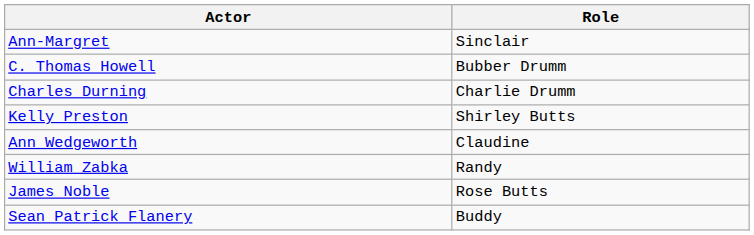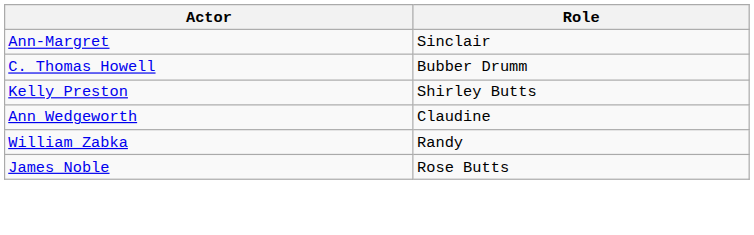- row: (77, 92)
- row: (100, 217)
